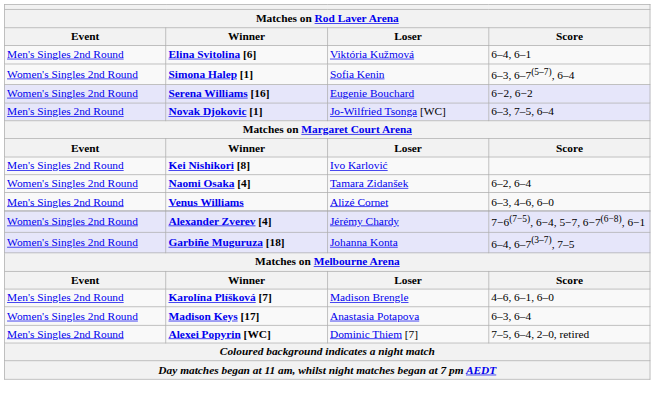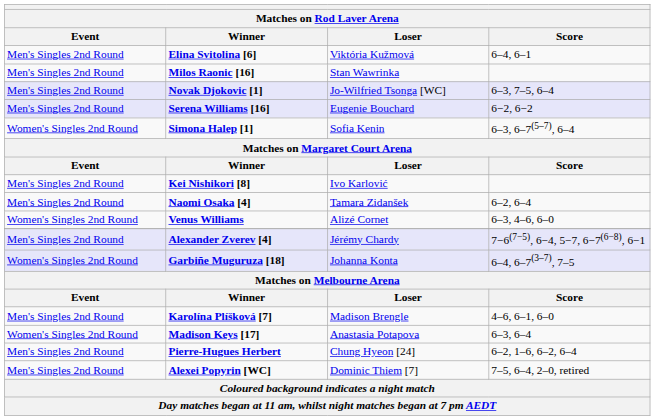+ row: (211, 72)
rows swapped: (211, 74) <-> (216, 111)
(72, 93) Women's Singles 2nd Round -> (65, 108) Men's Singles 2nd Round
(72, 183) Women's Singles 2nd Round -> (65, 201) Men's Singles 2nd Round
(65, 201) Men's Singles 2nd Round -> (72, 219) Women's Singles 2nd Round
(72, 221) Women's Singles 2nd Round -> (65, 239) Men's Singles 2nd Round
+ row: (225, 352)
